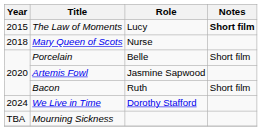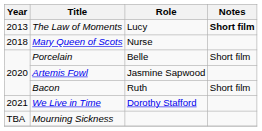(17, 27) 2015 -> (17, 27) 2013
(17, 103) 2024 -> (17, 103) 2021
